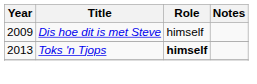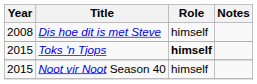(20, 32) 2009 -> (20, 32) 2008
(20, 50) 2013 -> (20, 50) 2015
+ row: (102, 69)
